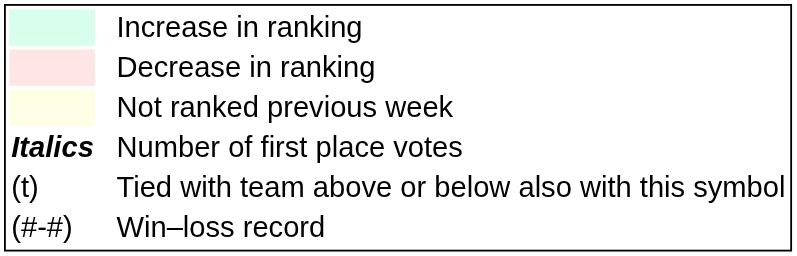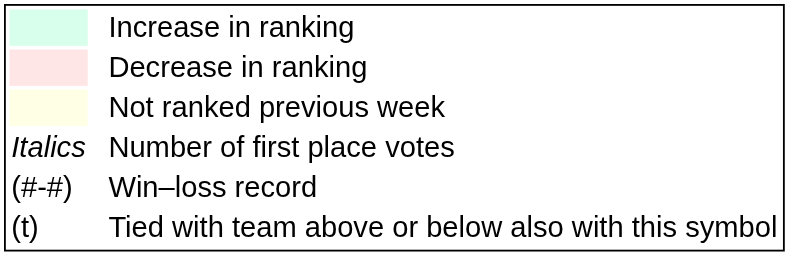(53, 147) bold -> (49, 147) normal
rows swapped: (221, 227) <-> (451, 187)
